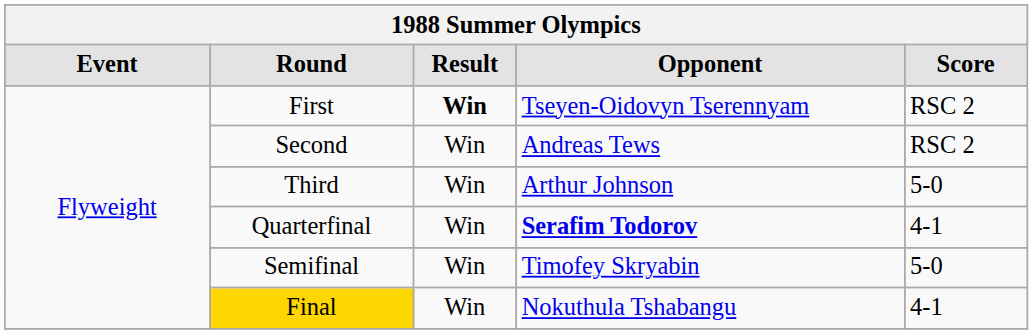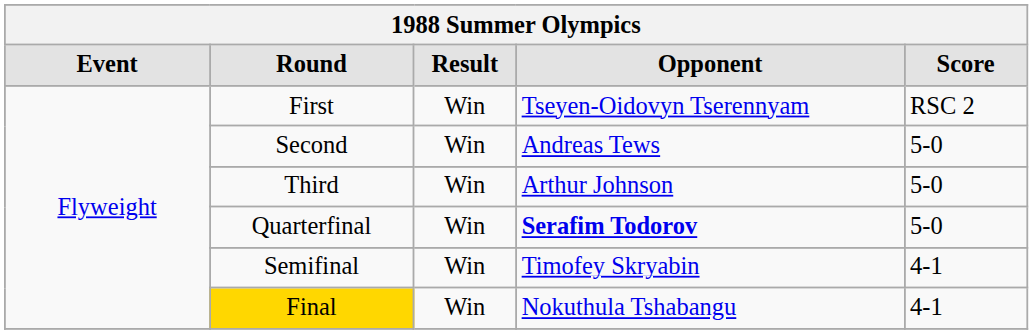(465, 105) bold -> (465, 105) normal
(942, 145) RSC 2 -> (926, 145) 5-0
(926, 226) 4-1 -> (926, 226) 5-0
(926, 266) 5-0 -> (926, 266) 4-1
